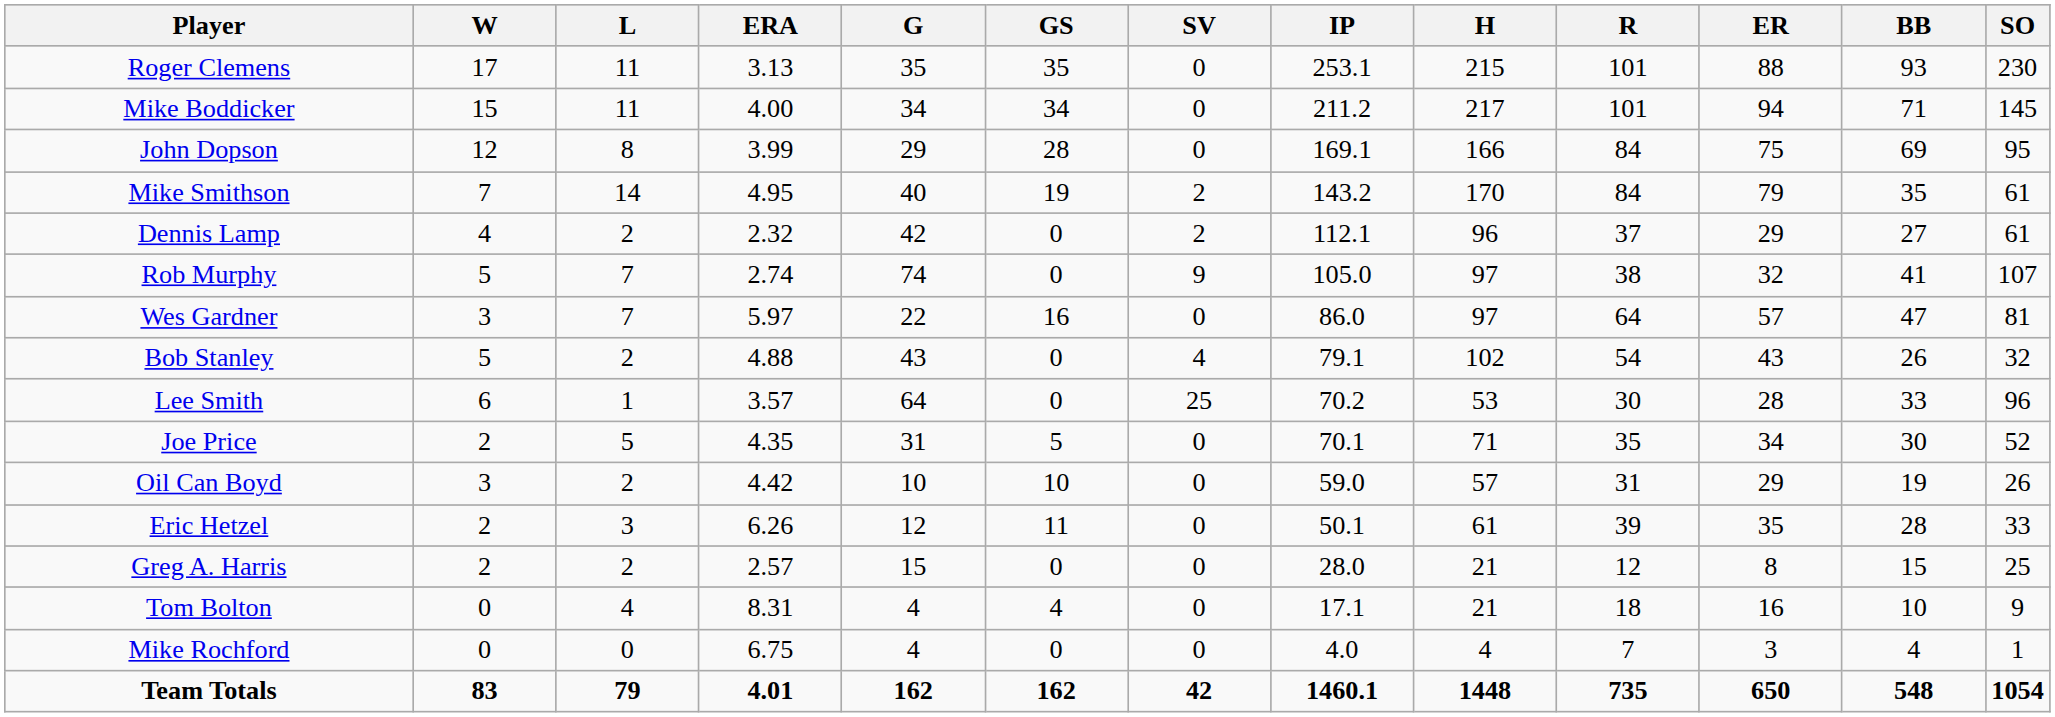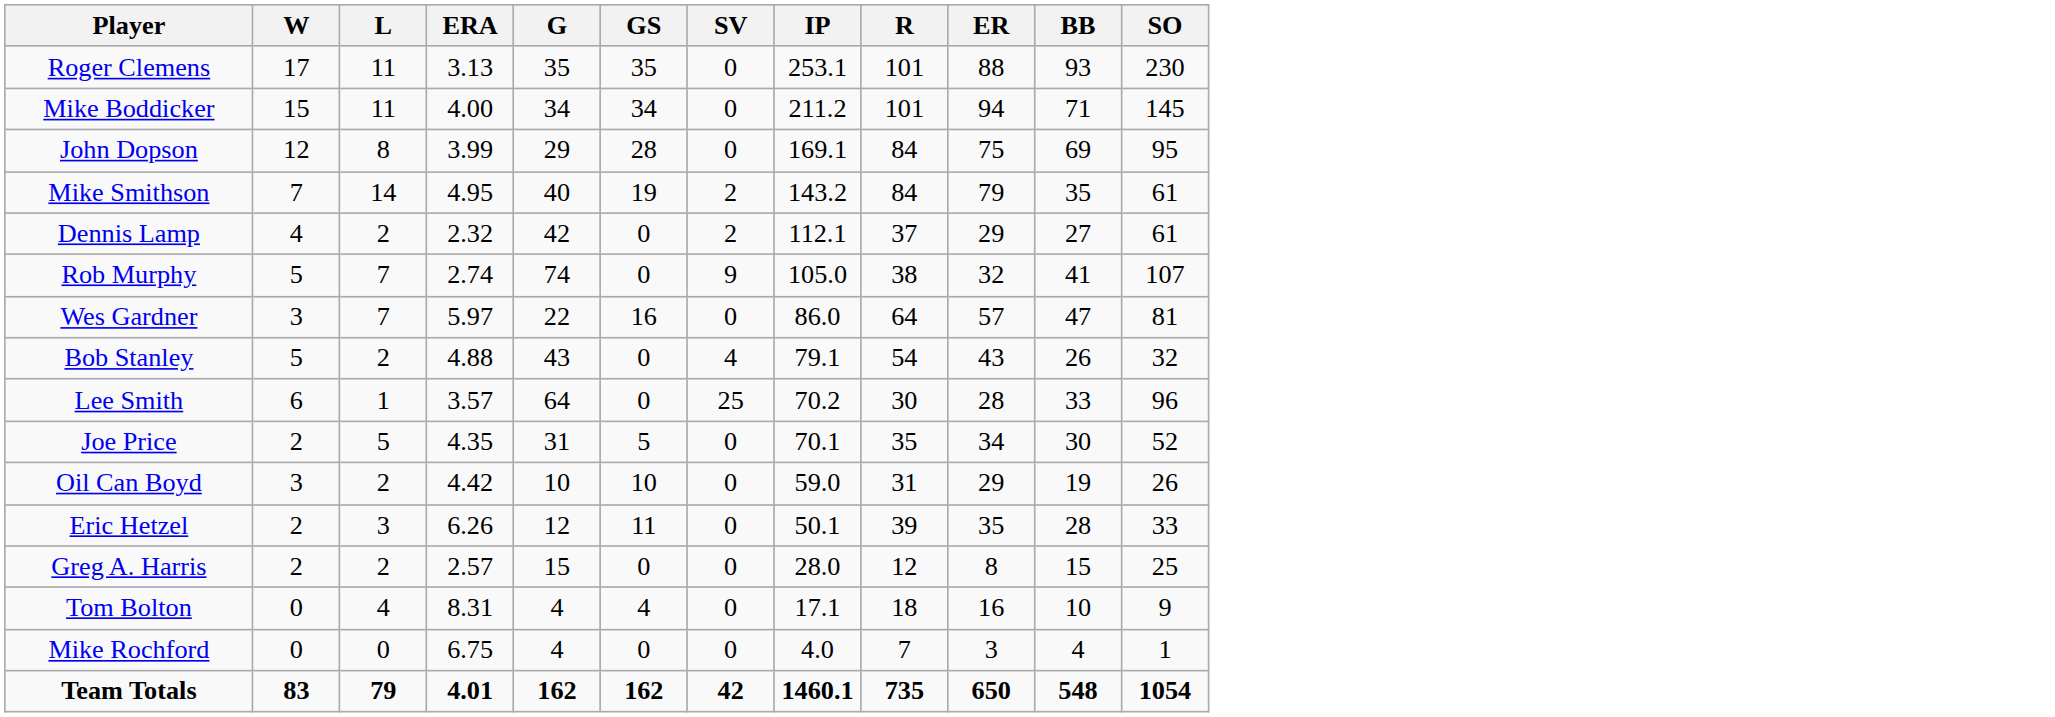- column: (1485, 25)
